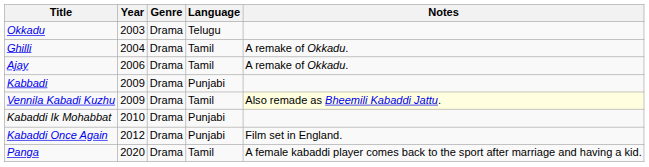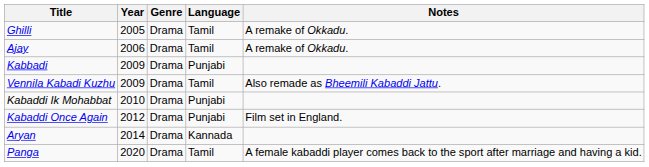- row: (26, 30)
(132, 48) 2004 -> (132, 30) 2005
(343, 100) lightyellow background -> (343, 83) no background
+ row: (21, 135)
